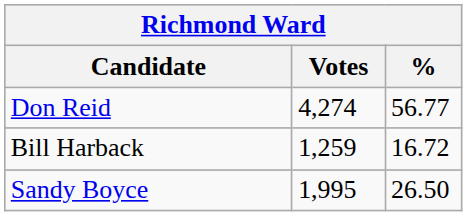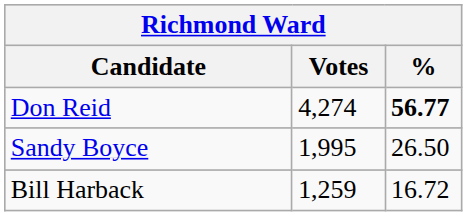(420, 107) normal -> (420, 107) bold
rows swapped: (80, 189) <-> (77, 148)
